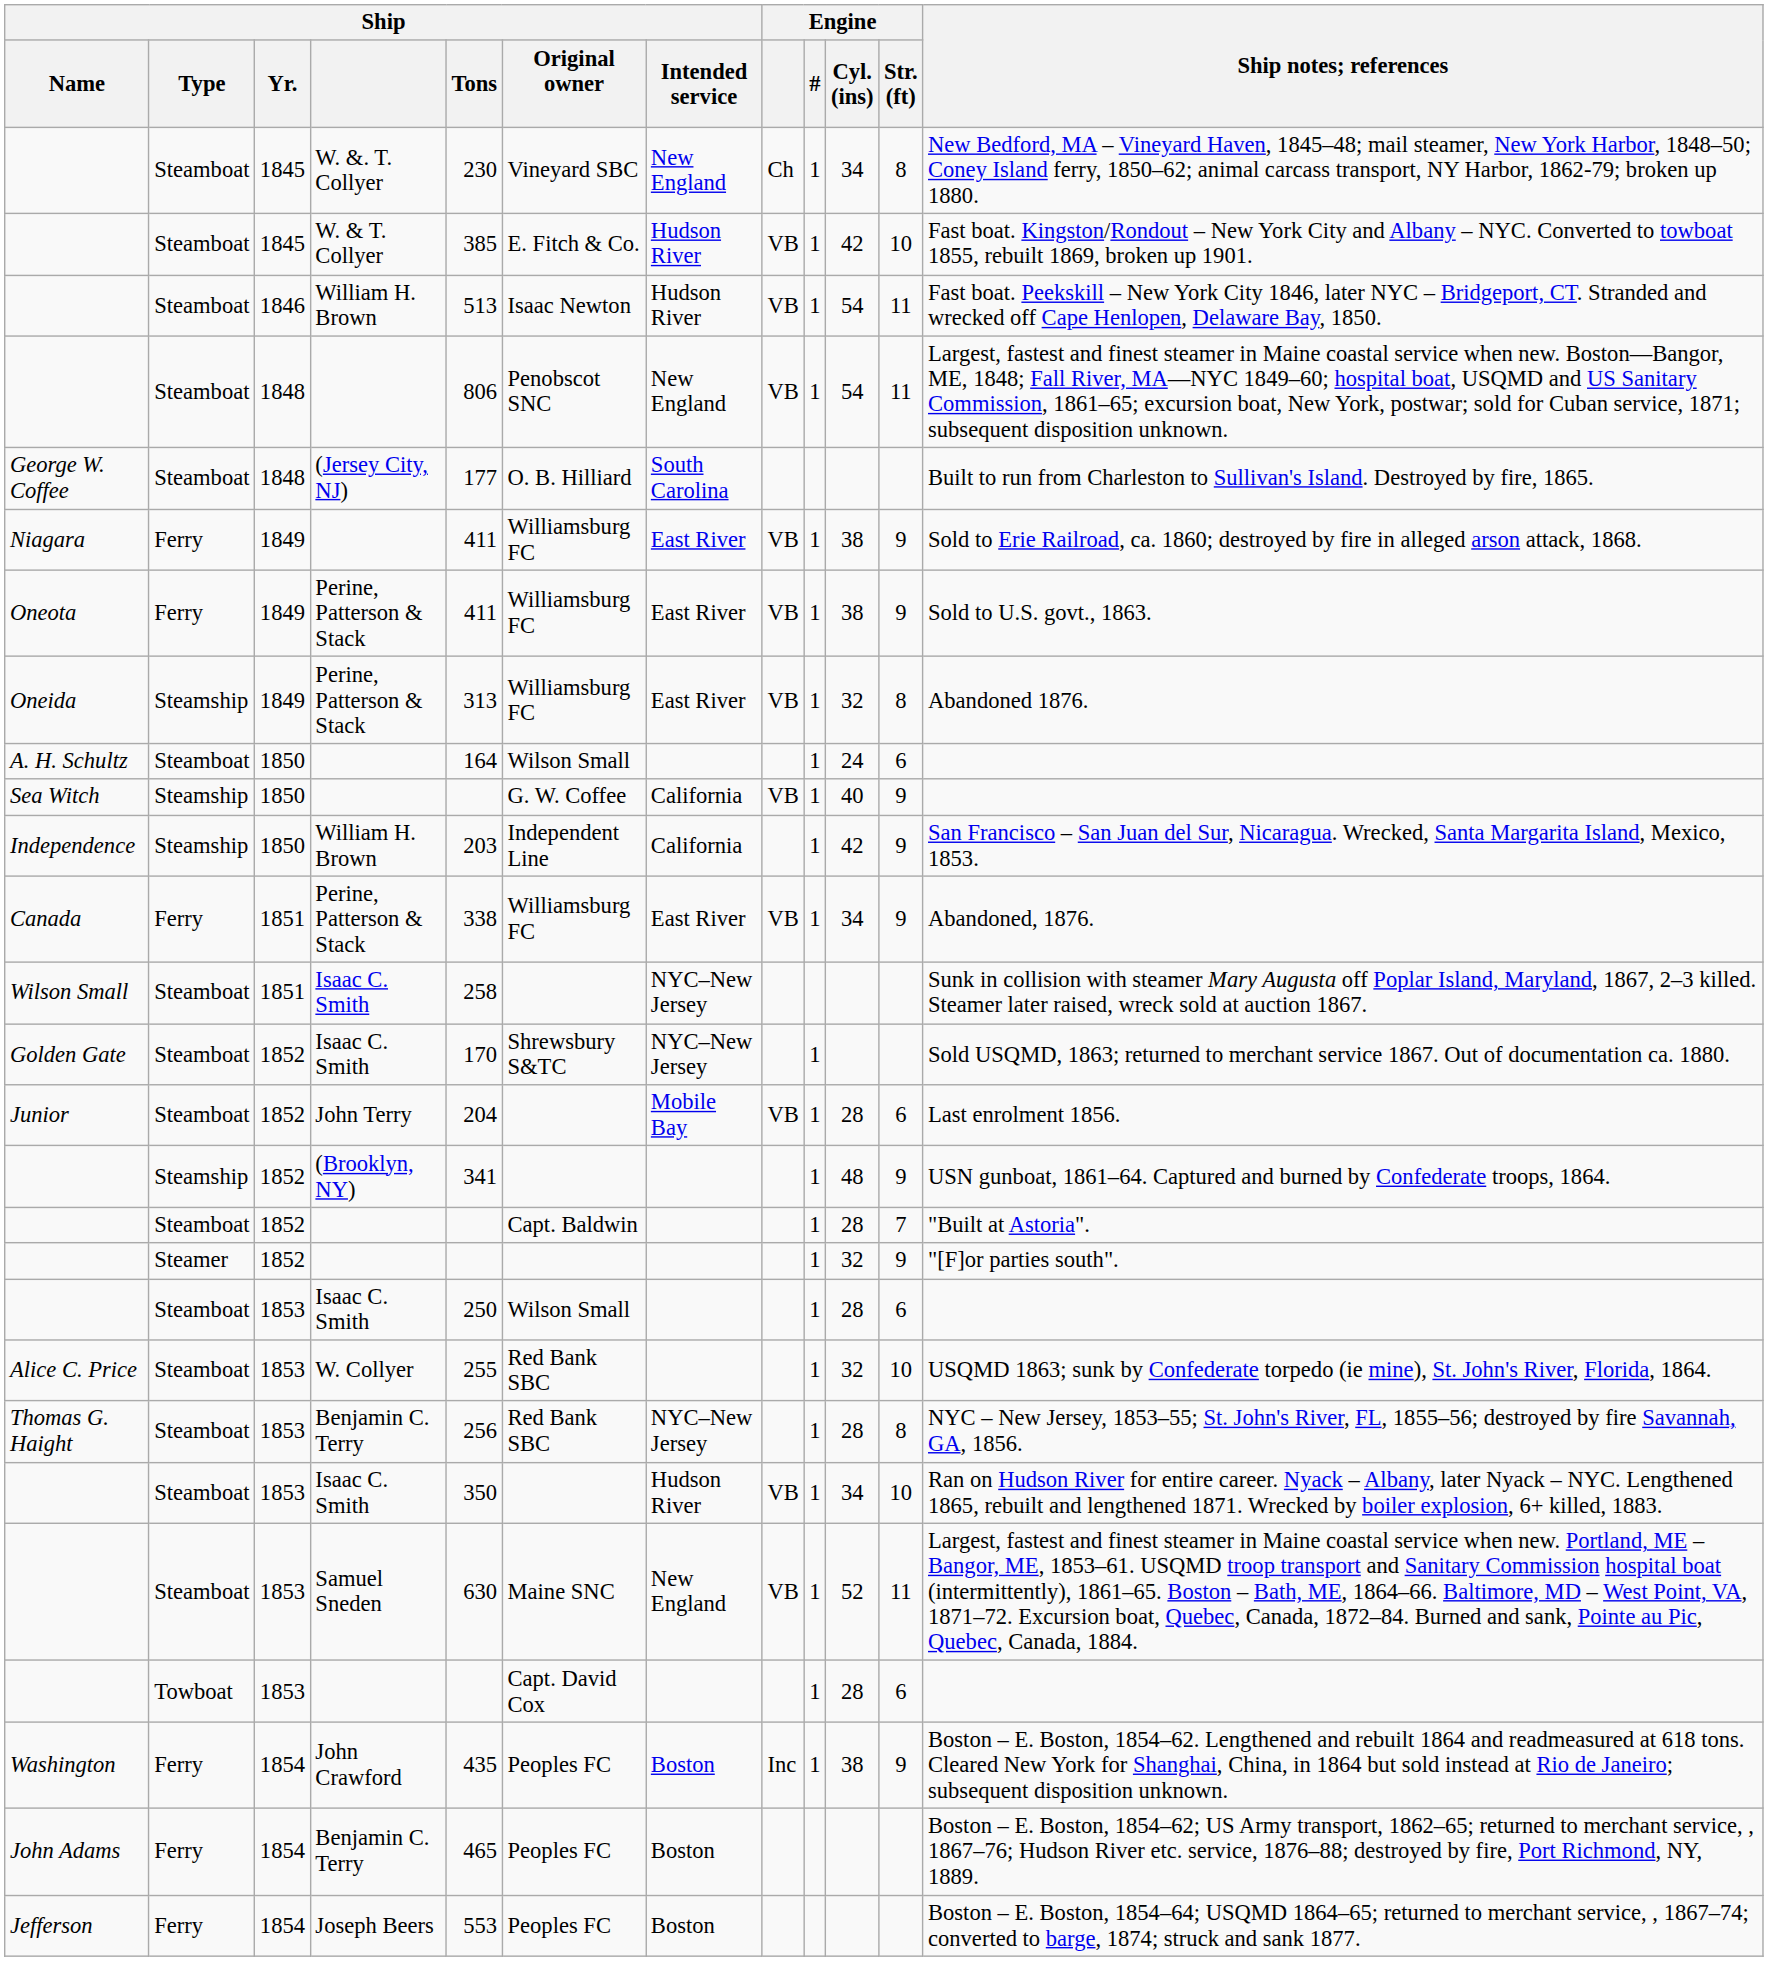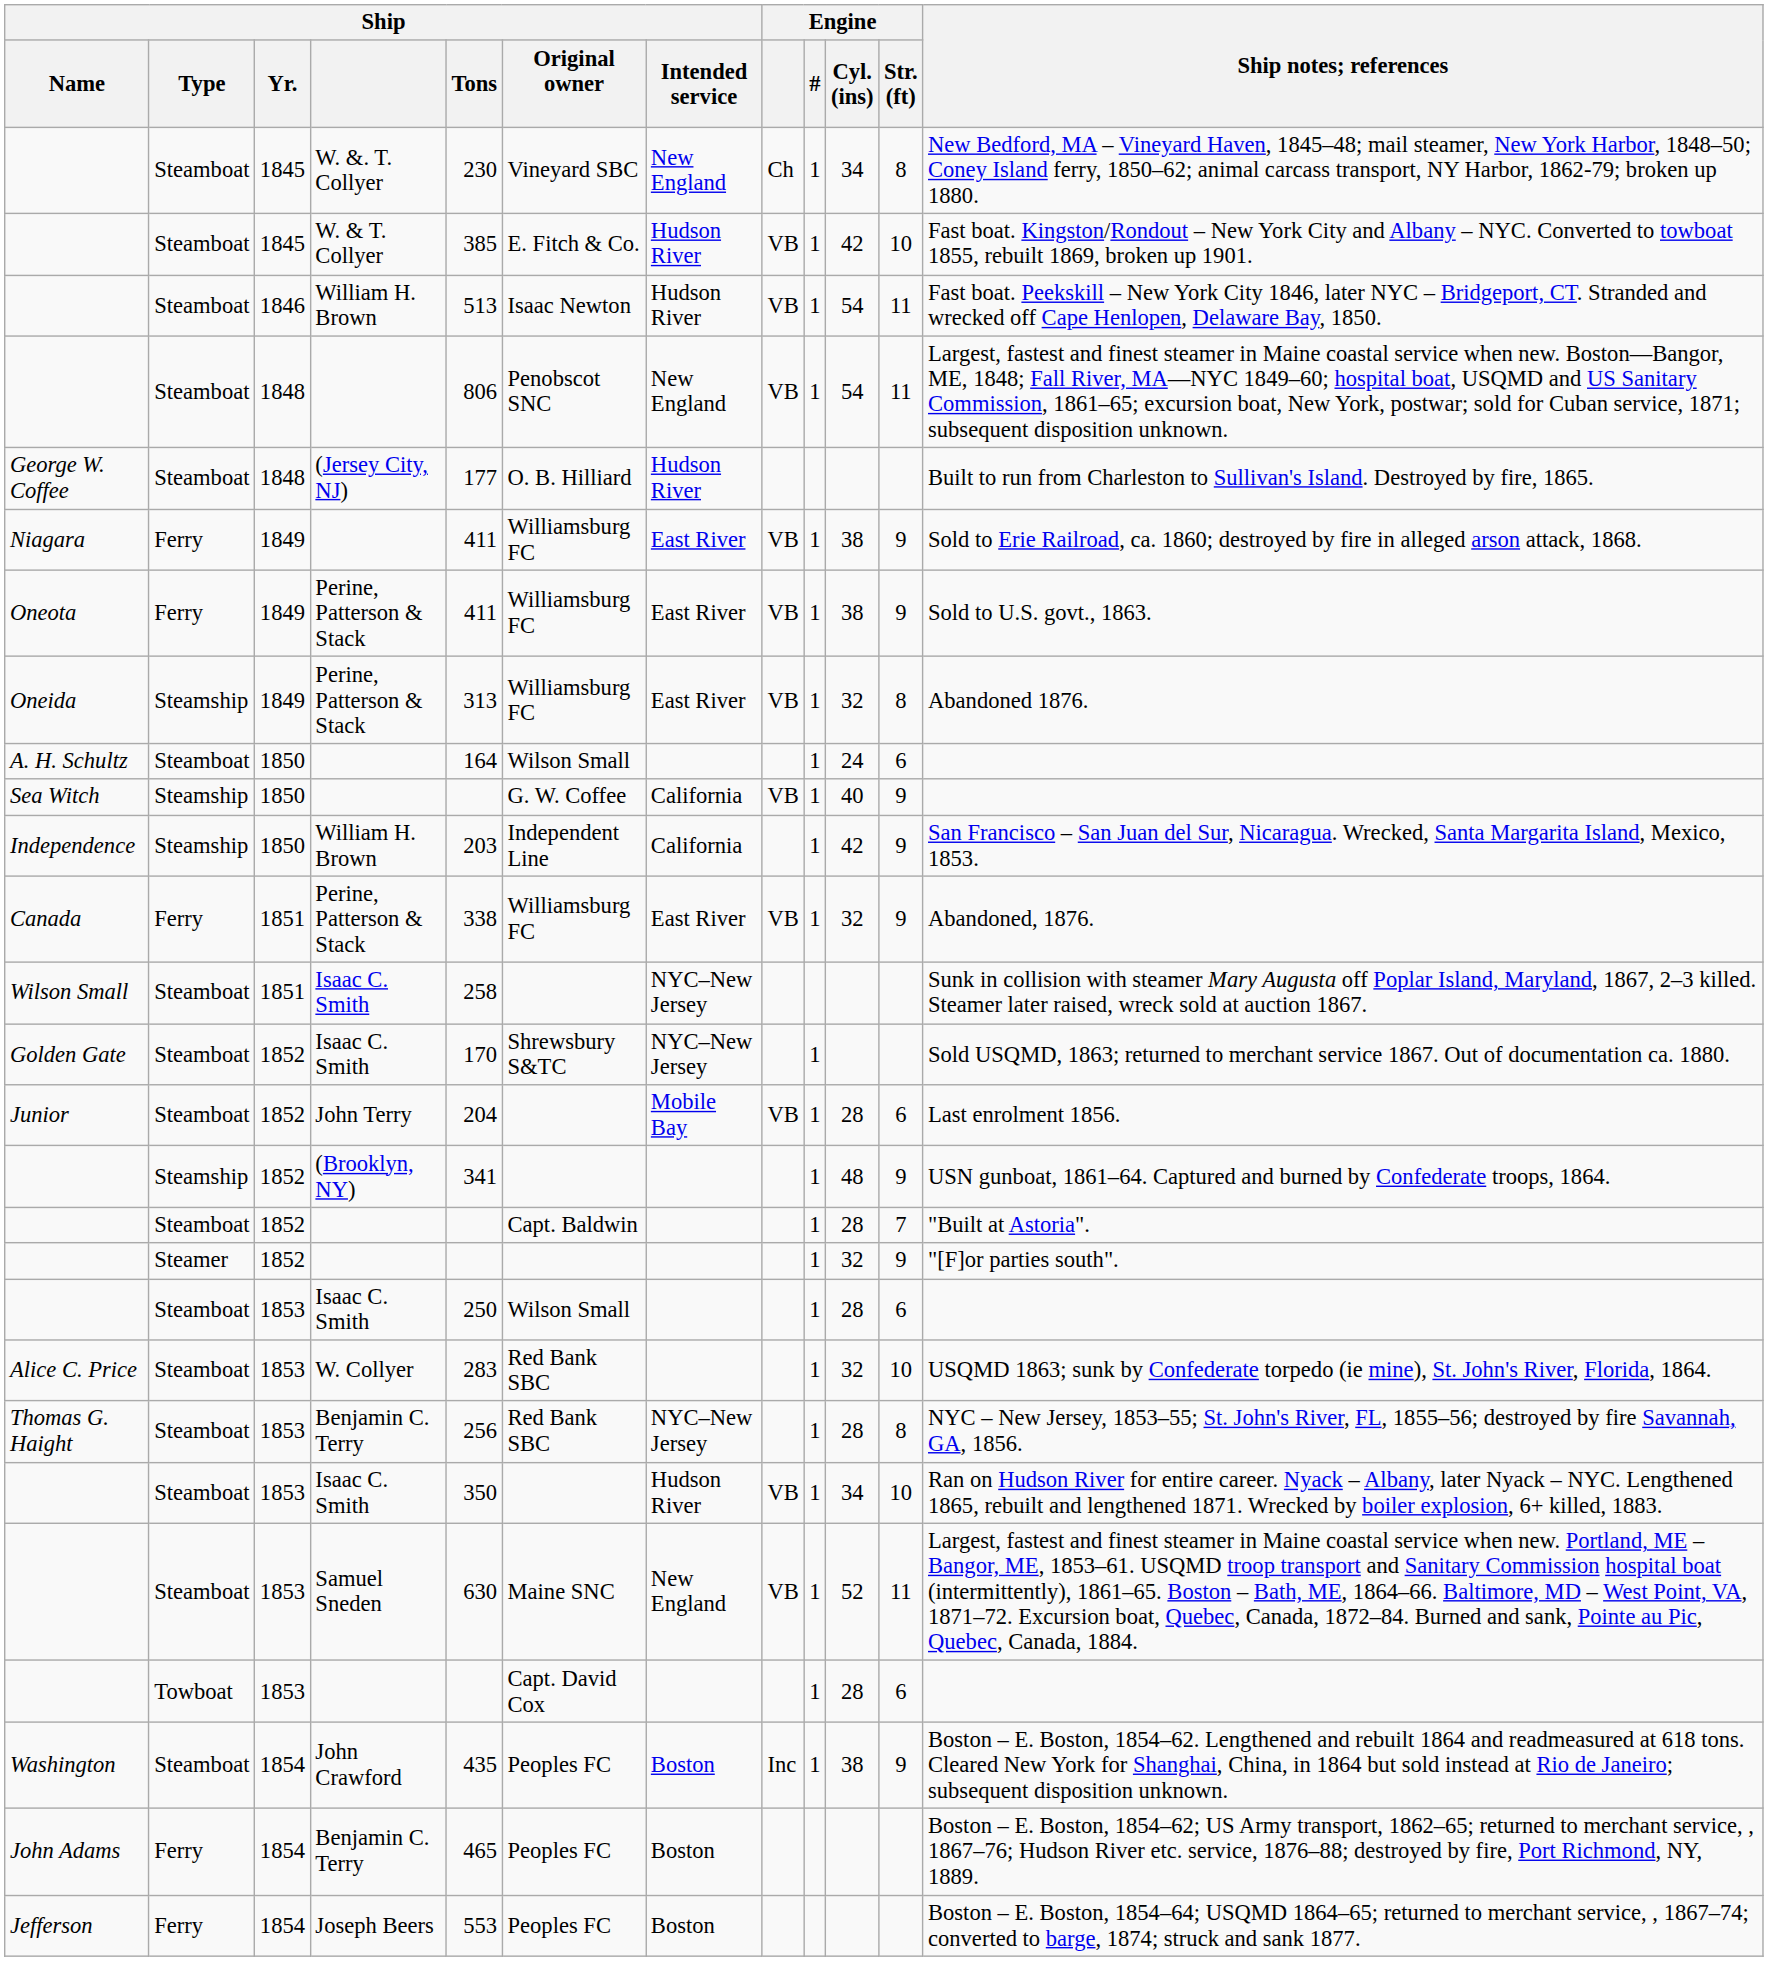(690, 478) South Carolina -> (686, 478) Hudson River
(852, 918) 34 -> (852, 918) 32
(480, 1370) 255 -> (480, 1370) 283
(179, 1764) Ferry -> (202, 1764) Steamboat
